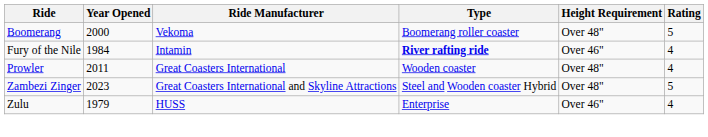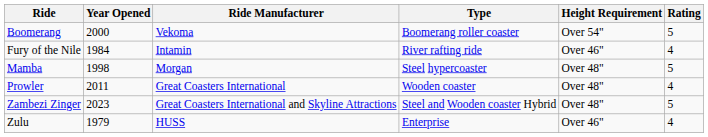(583, 31) Over 48" -> (583, 31) Over 54"
(445, 50) bold -> (442, 50) normal
+ row: (25, 68)
